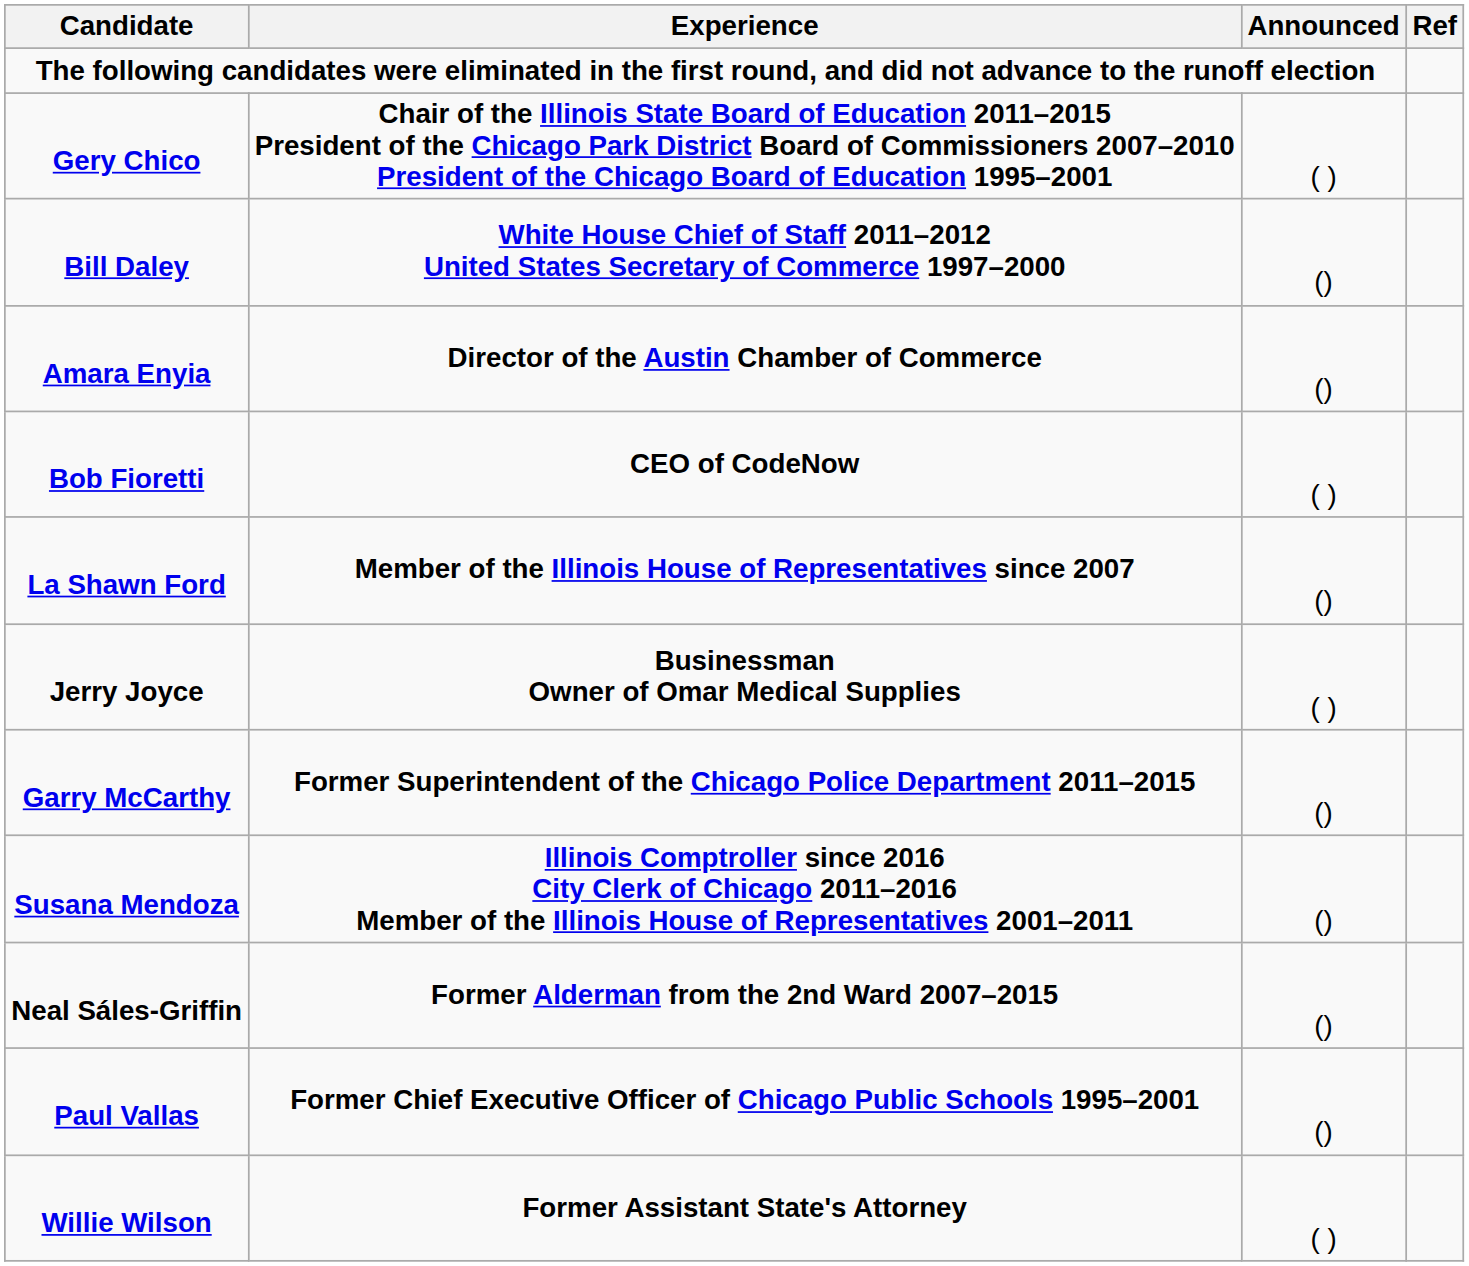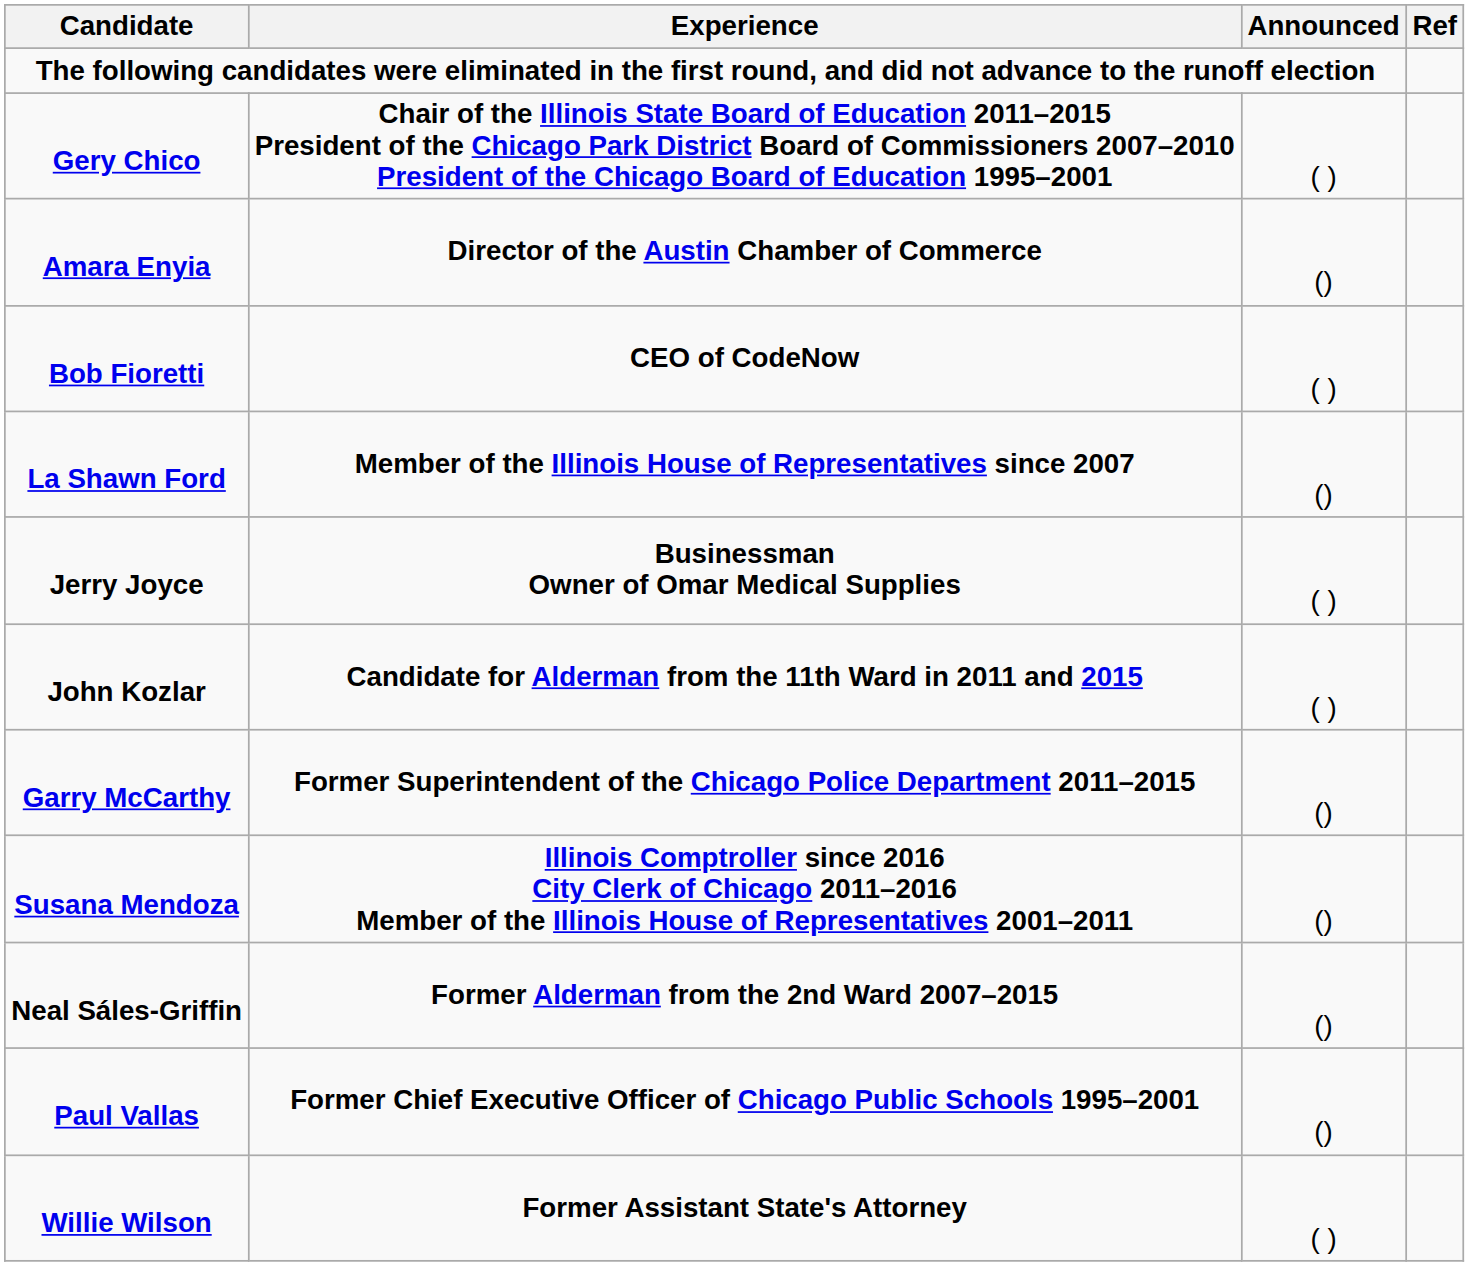- row: (127, 267)
+ row: (127, 691)
